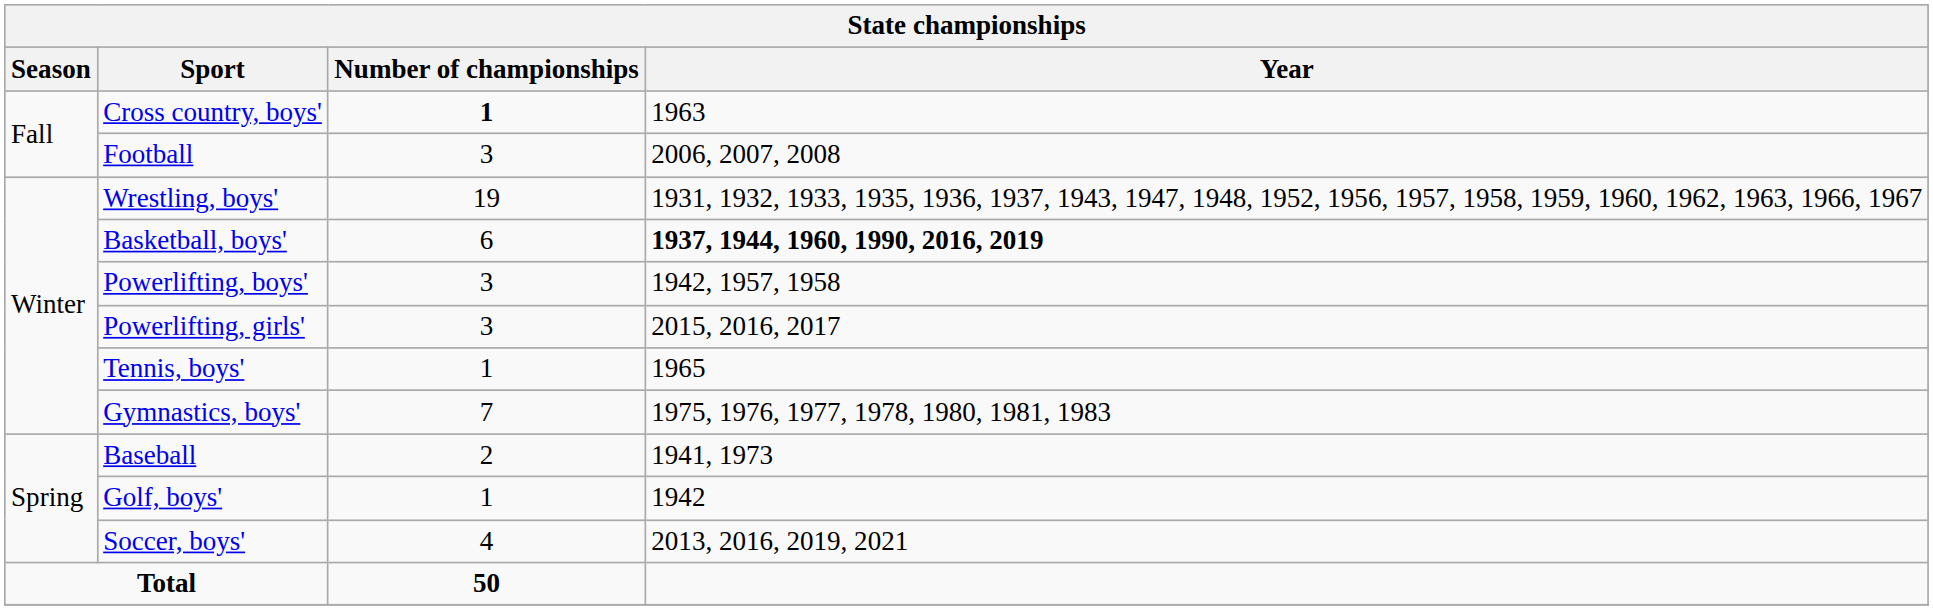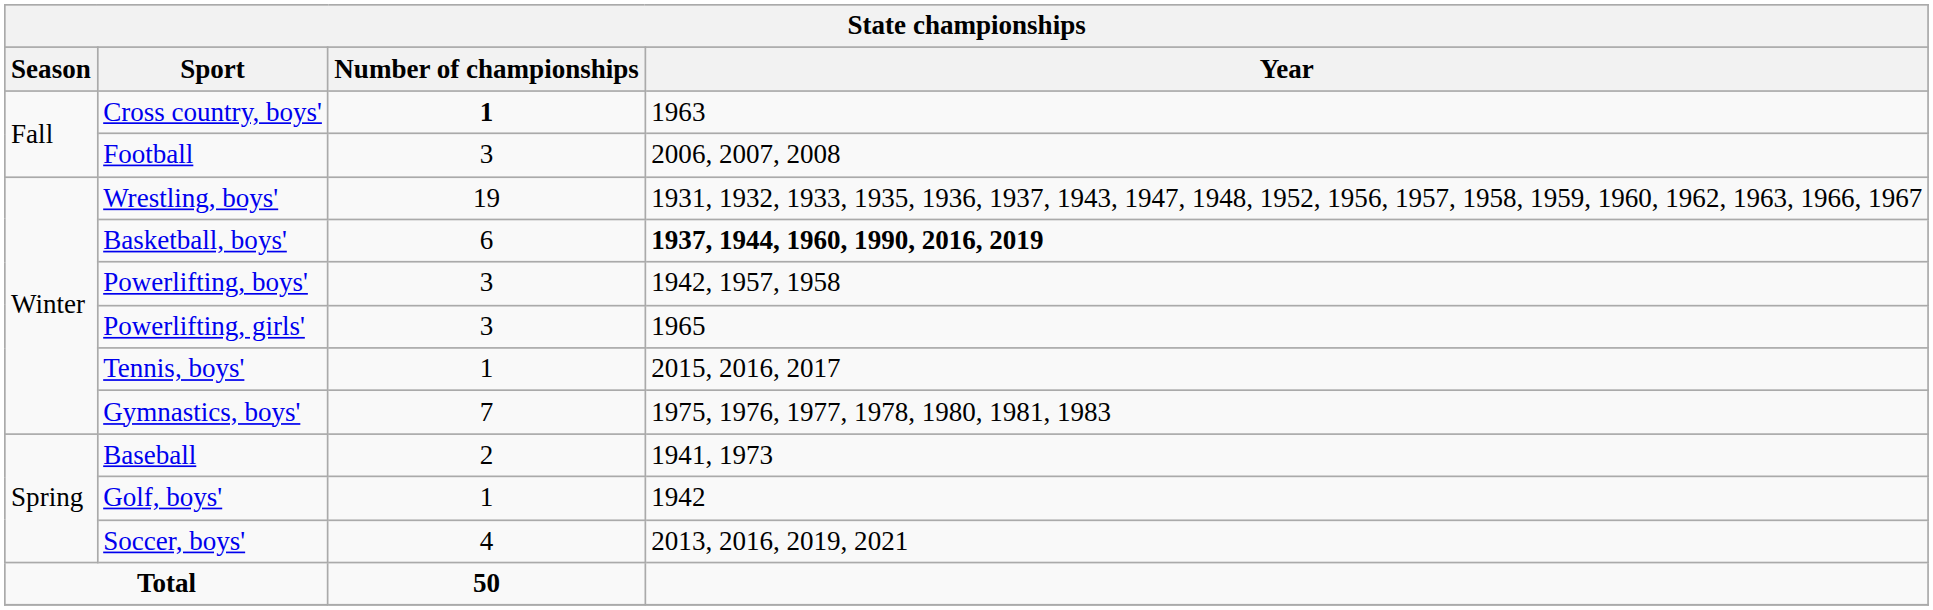(746, 326) 2015, 2016, 2017 -> (678, 326) 1965
(678, 369) 1965 -> (746, 369) 2015, 2016, 2017
